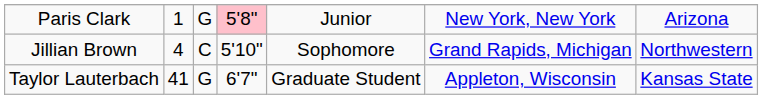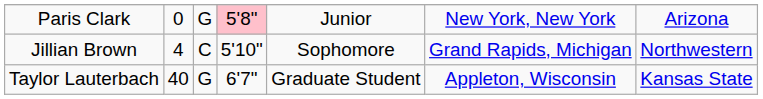(178, 19) 1 -> (178, 19) 0
(178, 79) 41 -> (178, 79) 40
